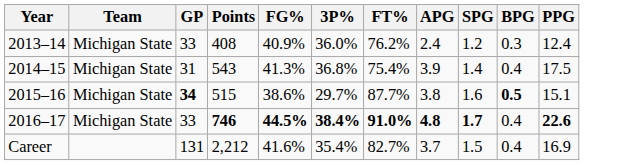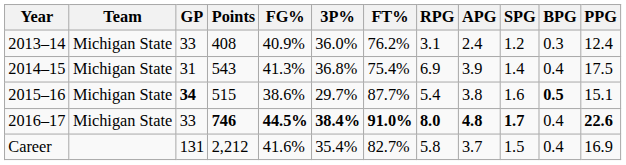+ column: (437, 17)
